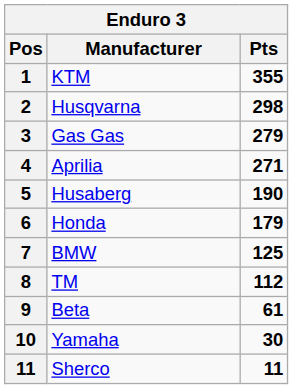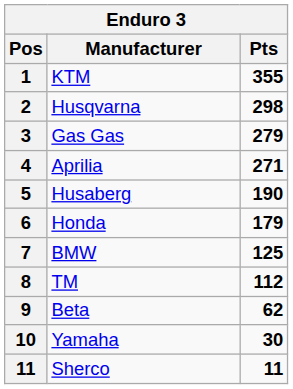(273, 311) 61 -> (273, 311) 62
